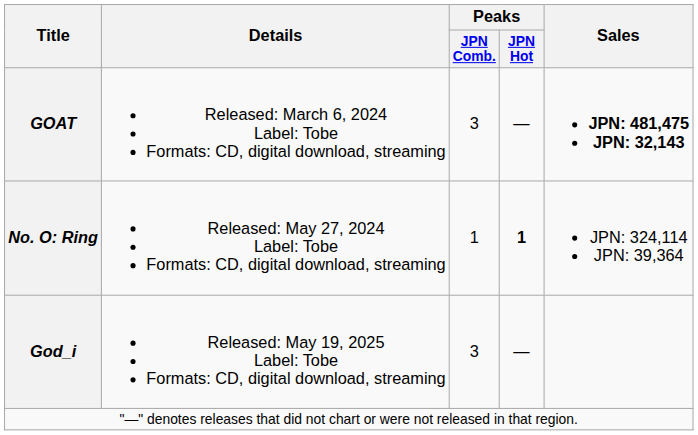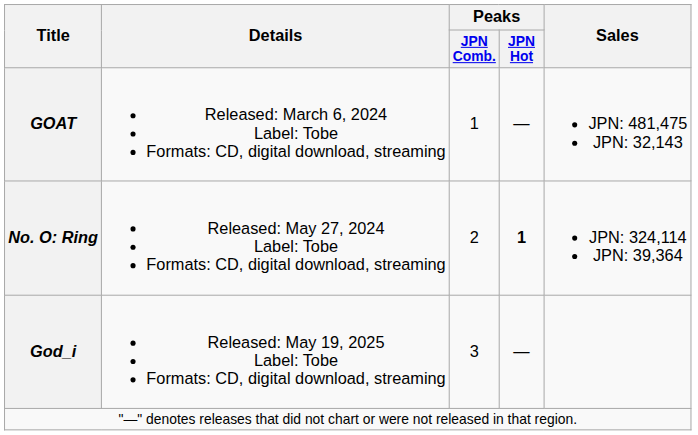(474, 124) 3 -> (474, 124) 1
(618, 134) bold -> (617, 134) normal
(474, 237) 1 -> (474, 237) 2
